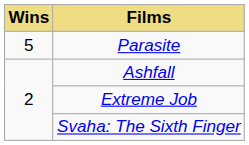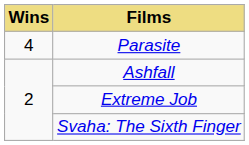(29, 45) 5 -> (29, 45) 4
